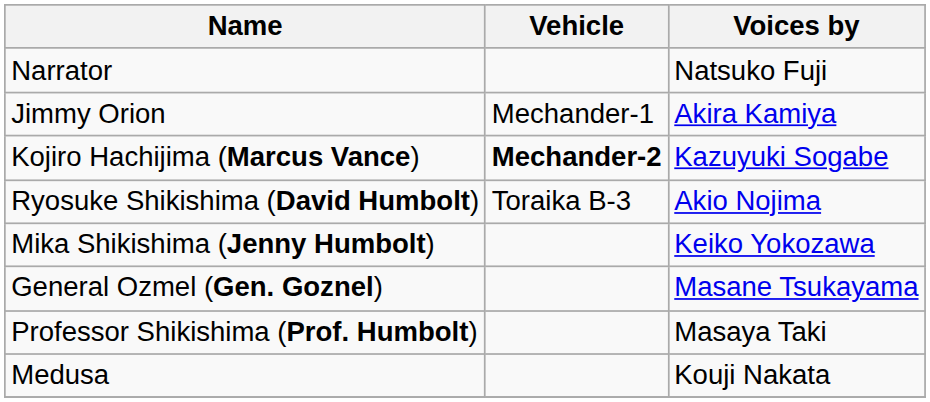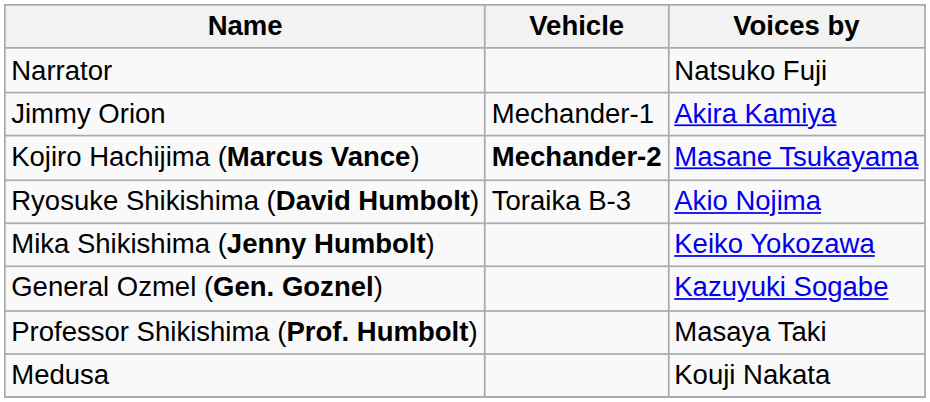(781, 157) Kazuyuki Sogabe -> (796, 157) Masane Tsukayama
(796, 288) Masane Tsukayama -> (781, 288) Kazuyuki Sogabe
